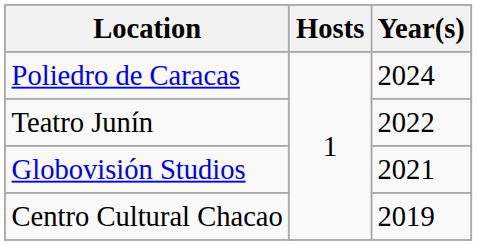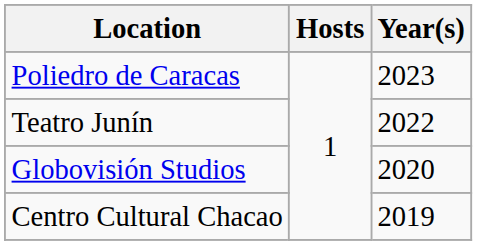(406, 75) 2024 -> (406, 75) 2023
(406, 169) 2021 -> (406, 169) 2020
